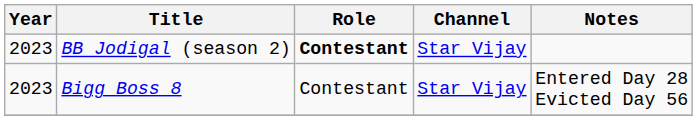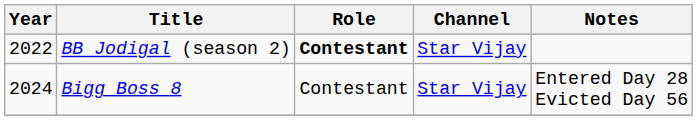(31, 49) 2023 -> (31, 49) 2022
(31, 89) 2023 -> (31, 89) 2024
